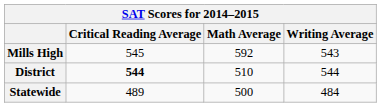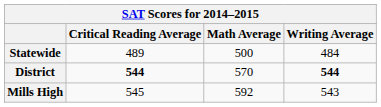rows swapped: (35, 53) <-> (35, 92)
(244, 72) 510 -> (244, 72) 570
(330, 72) normal -> (330, 72) bold
